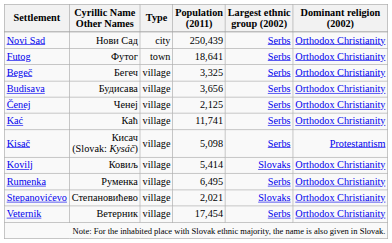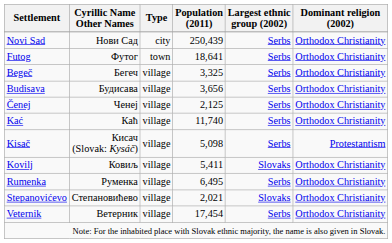(209, 121) 11,741 -> (209, 121) 11,740
(211, 165) 5,414 -> (212, 165) 5,411
